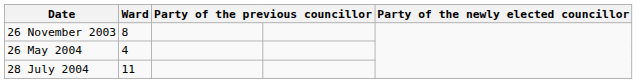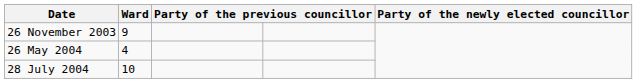(125, 32) 8 -> (125, 32) 9
(128, 69) 11 -> (128, 69) 10
